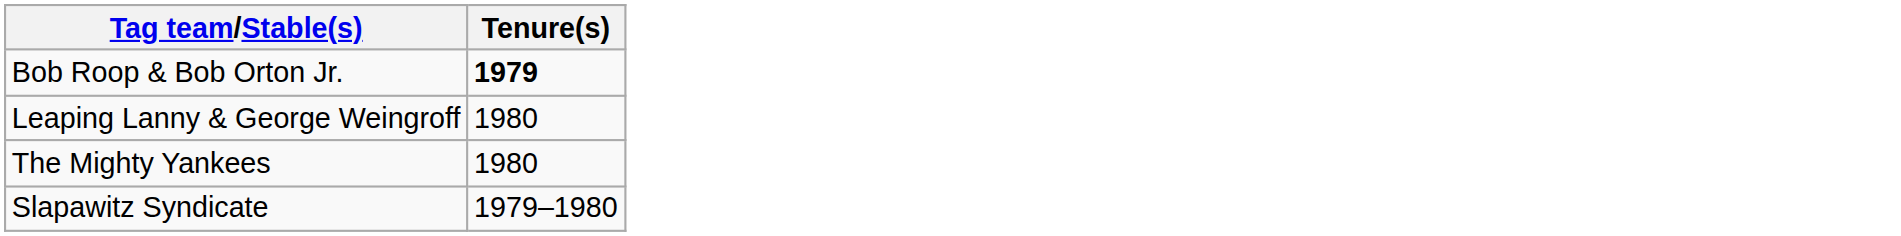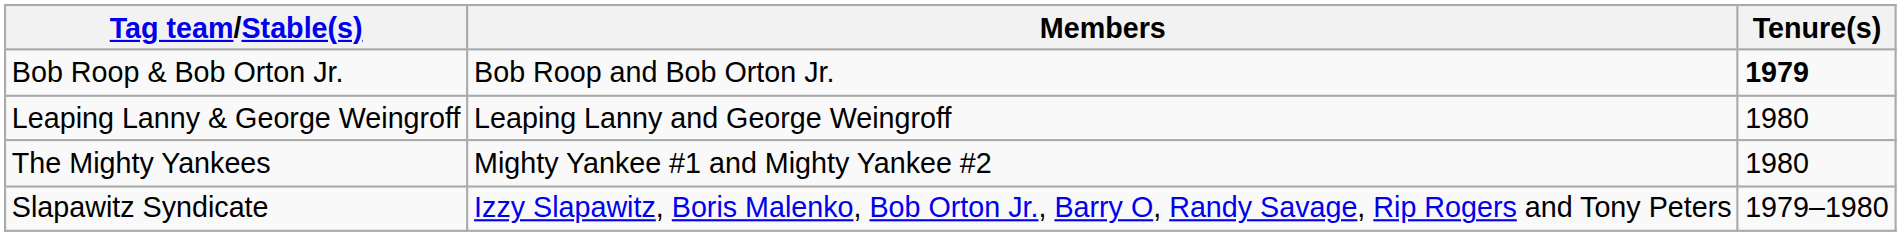+ column: (1103, 27)
